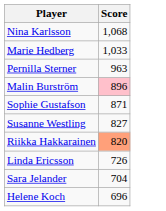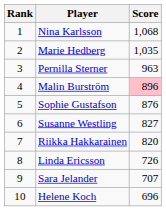+ column: (20, 13)
(115, 50) 1,033 -> (146, 50) 1,035
(119, 105) 871 -> (150, 105) 876
(119, 141) lightsalmon background -> (150, 141) no background
(119, 178) 704 -> (150, 178) 707
